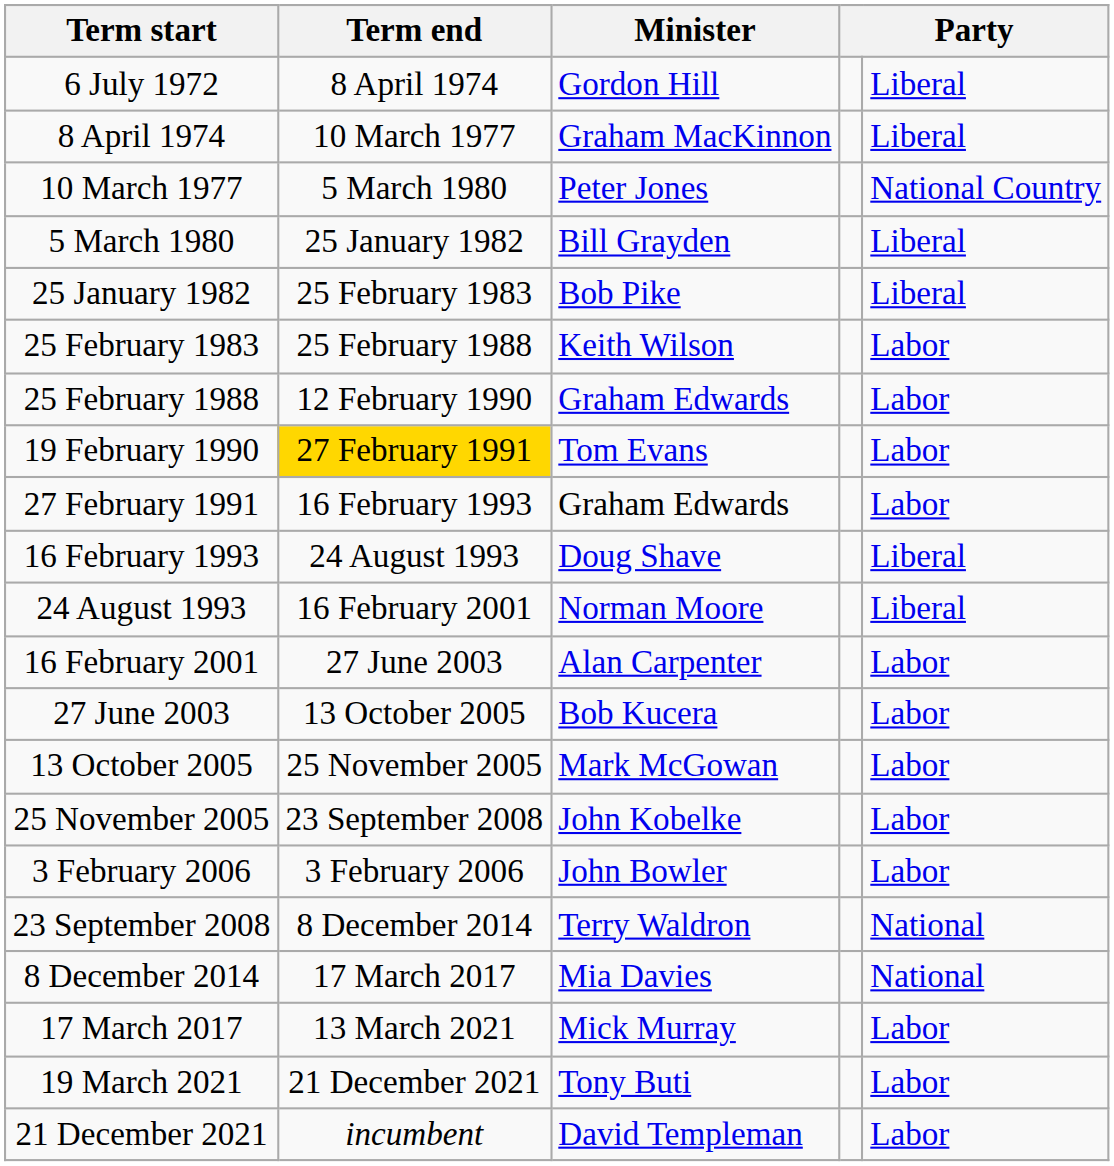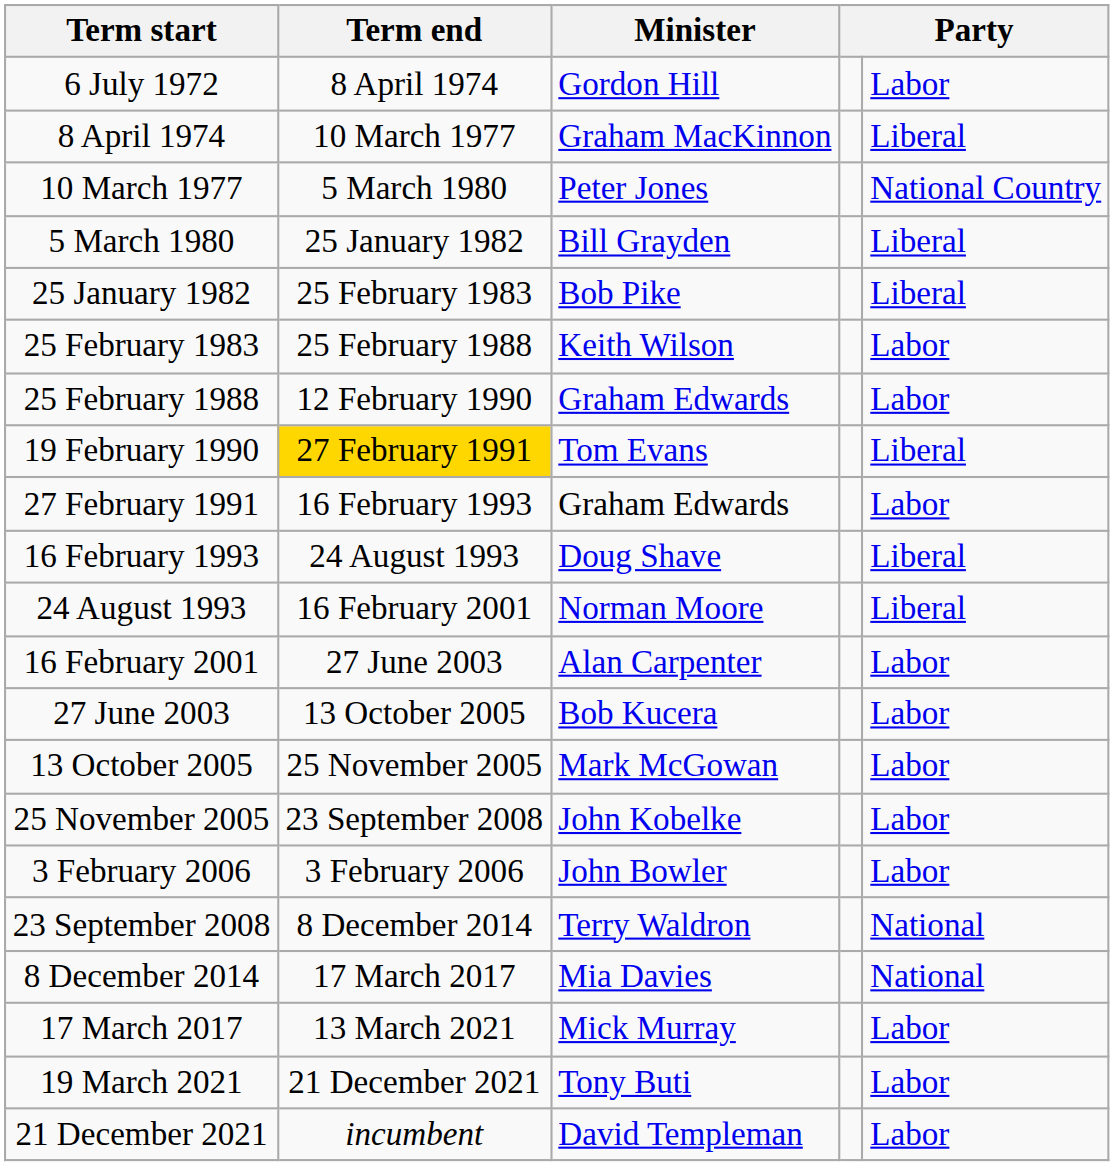(918, 83) Liberal -> (910, 83) Labor
(910, 450) Labor -> (918, 450) Liberal
